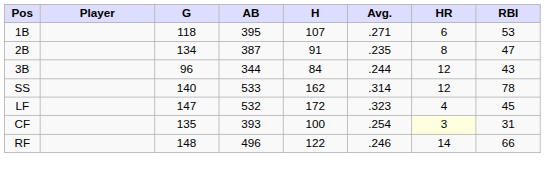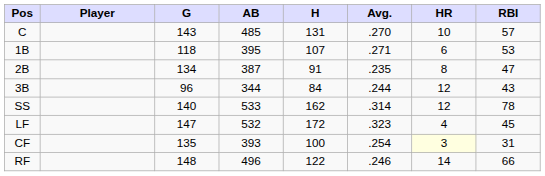+ row: (22, 32)
